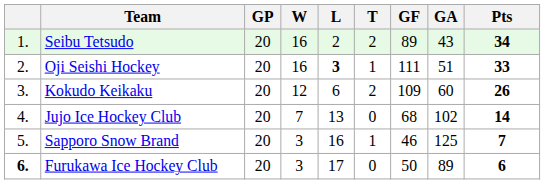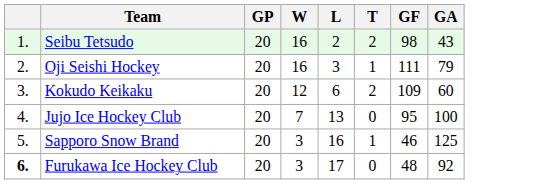- column: (502, 16)
(409, 41) 89 -> (409, 41) 98
(336, 66) bold -> (336, 66) normal
(446, 66) 51 -> (446, 66) 79
(409, 116) 68 -> (409, 116) 95
(446, 116) 102 -> (446, 116) 100
(409, 166) 50 -> (409, 166) 48
(446, 166) 89 -> (446, 166) 92
